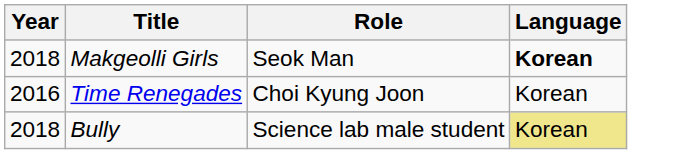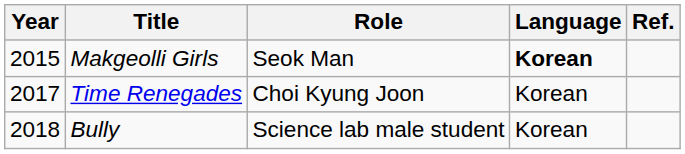+ column: (653, 22)
(35, 58) 2018 -> (35, 58) 2015
(35, 93) 2016 -> (35, 93) 2017
(551, 129) khaki background -> (551, 129) no background
